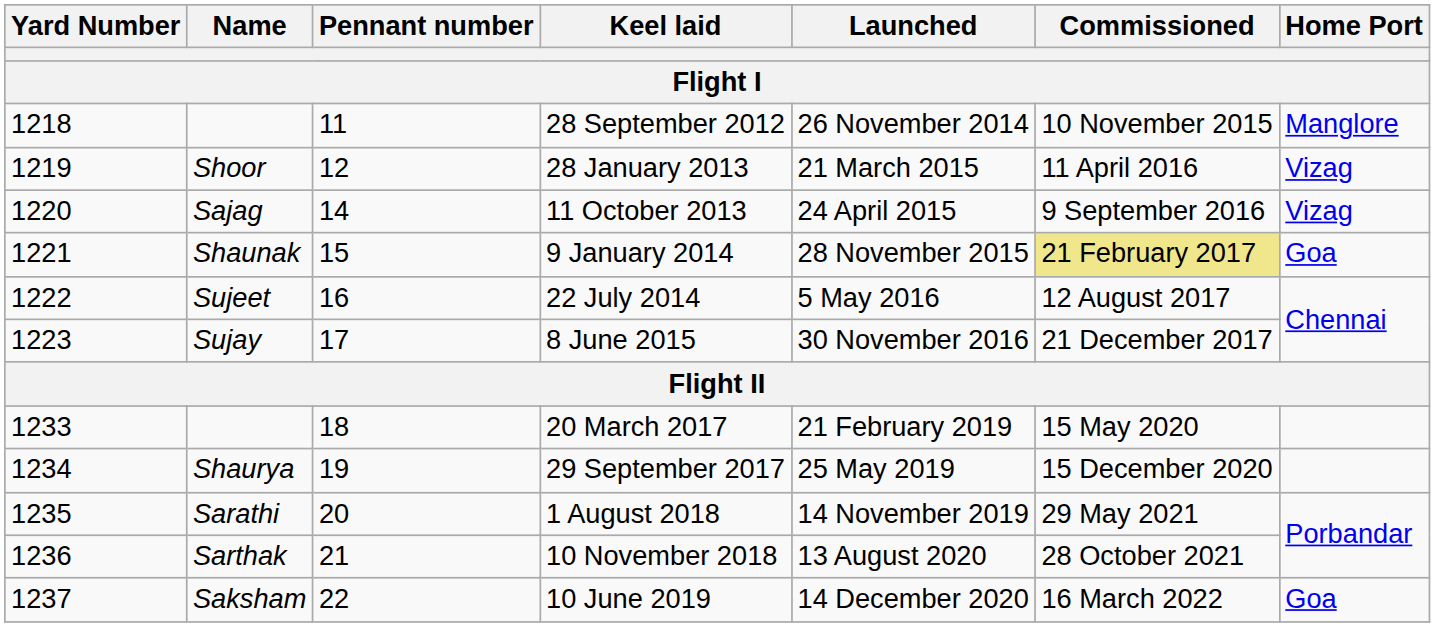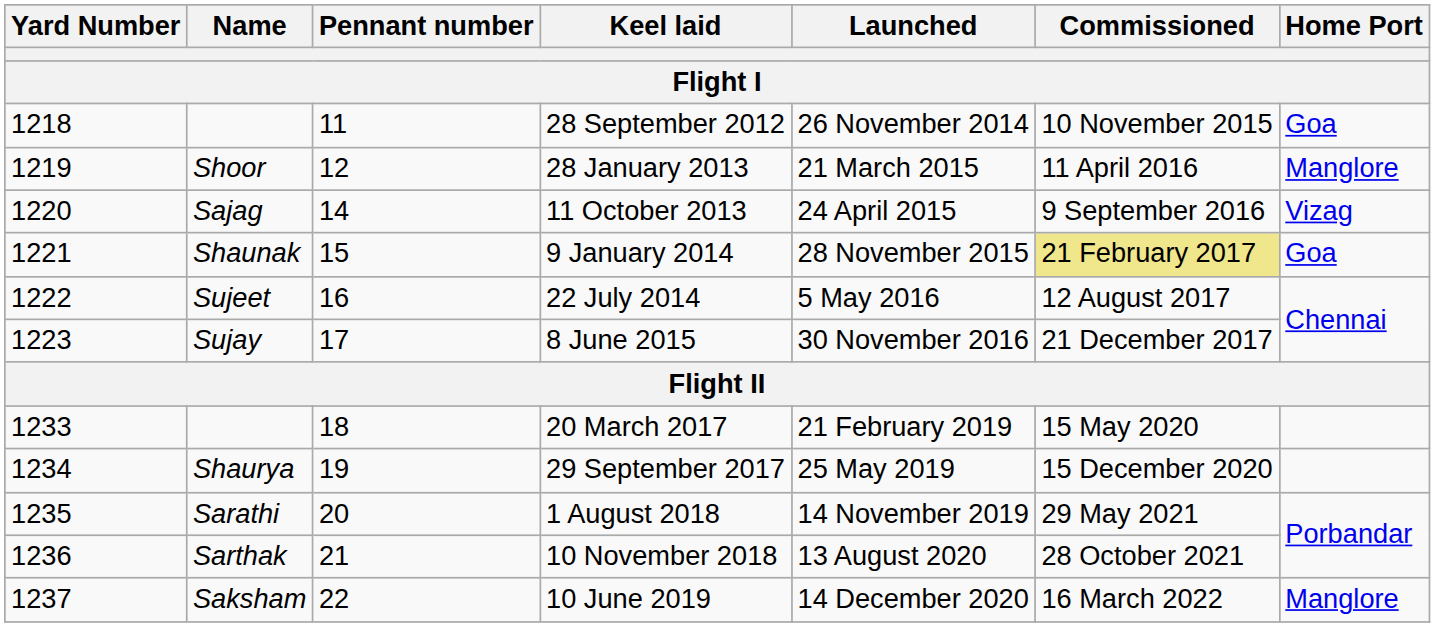(1342, 124) Manglore -> (1311, 124) Goa
(1319, 168) Vizag -> (1342, 168) Manglore
(1311, 599) Goa -> (1342, 599) Manglore
